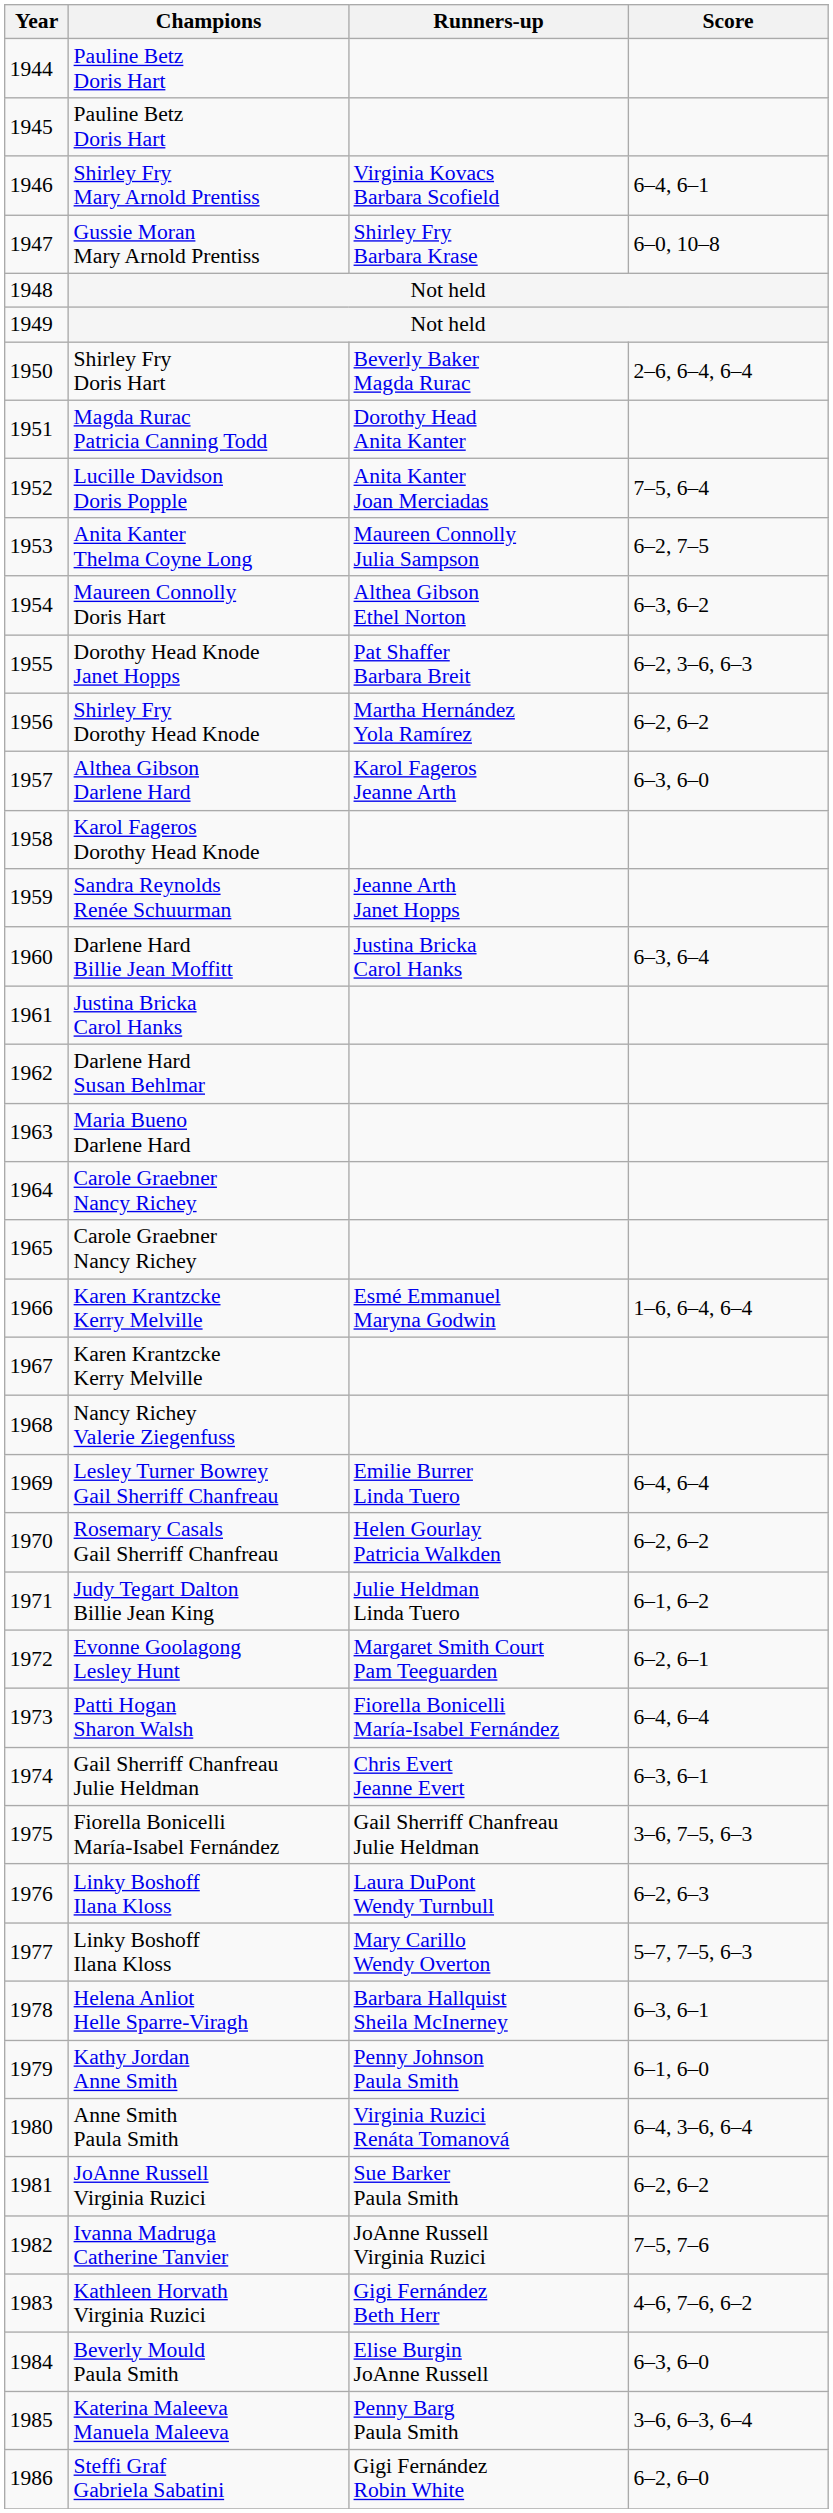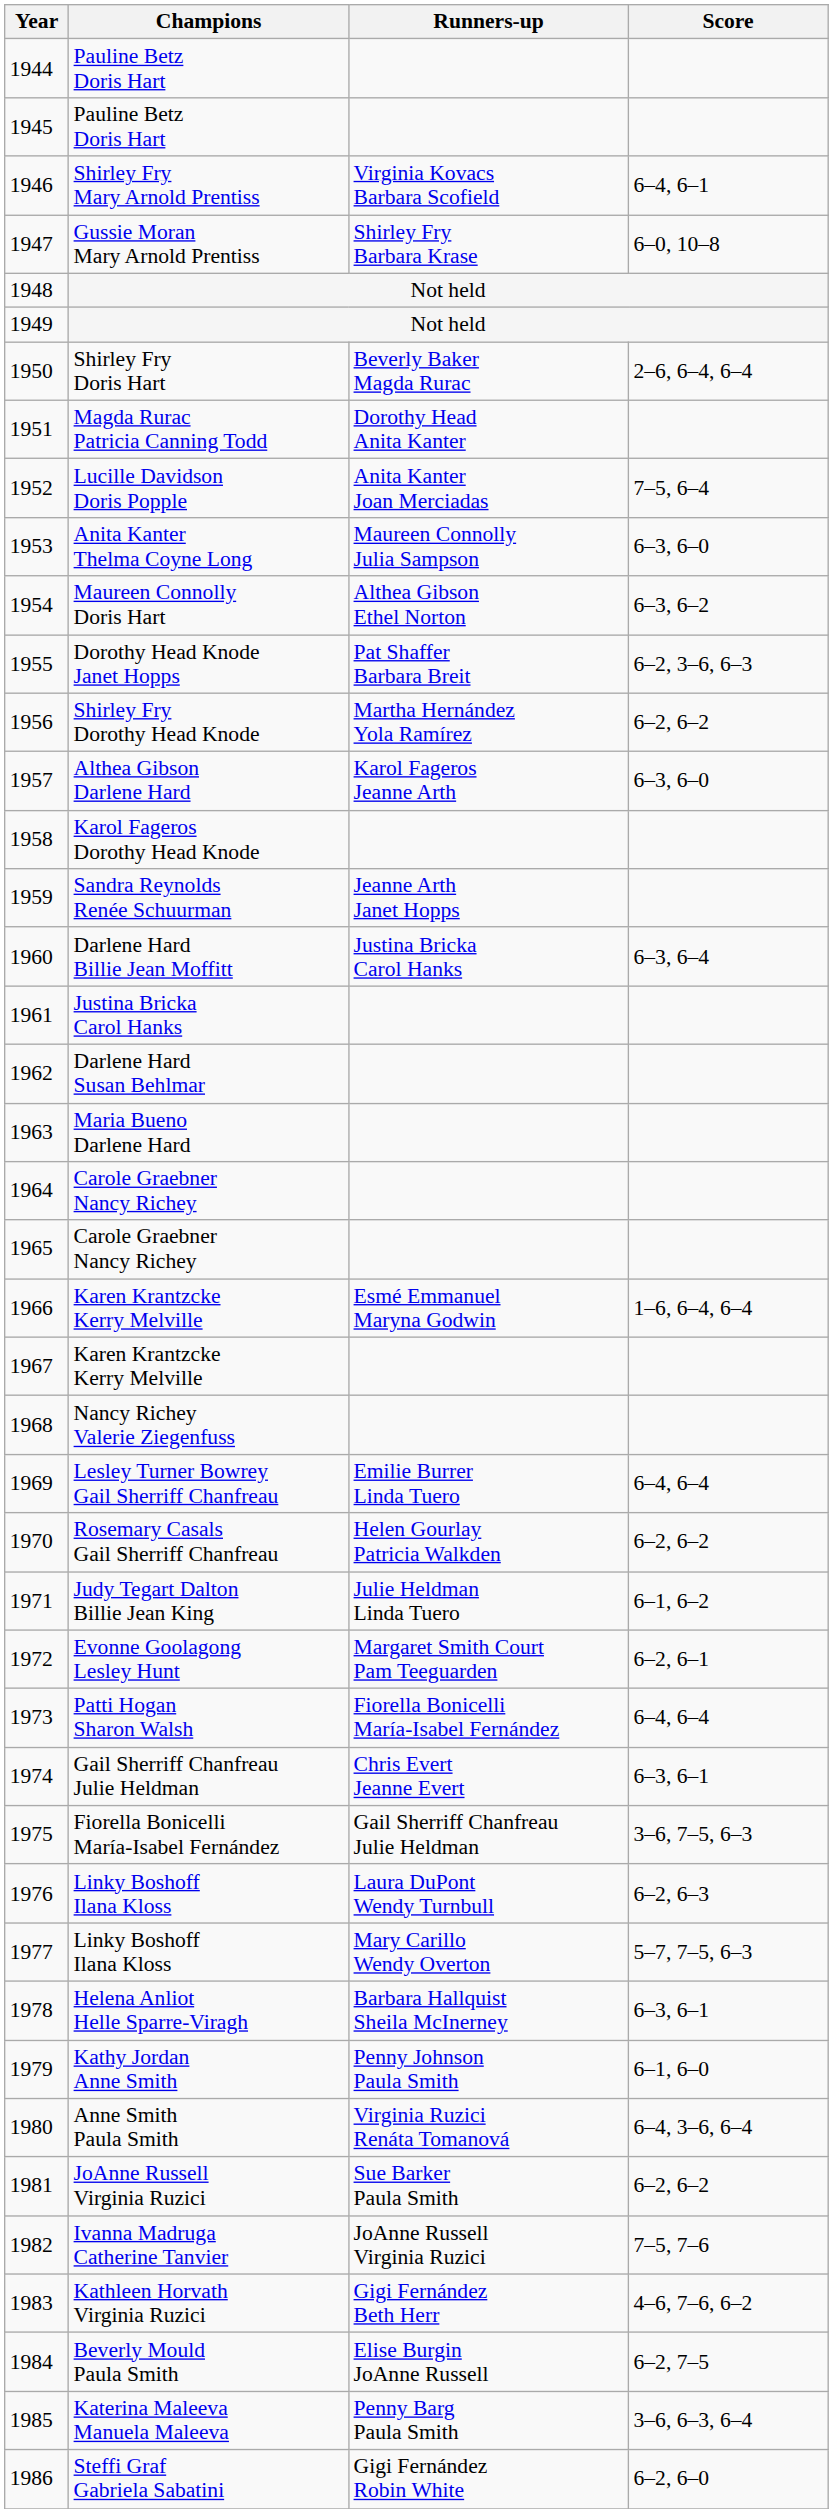(671, 546) 6–2, 7–5 -> (671, 546) 6–3, 6–0
(671, 2361) 6–3, 6–0 -> (671, 2361) 6–2, 7–5
